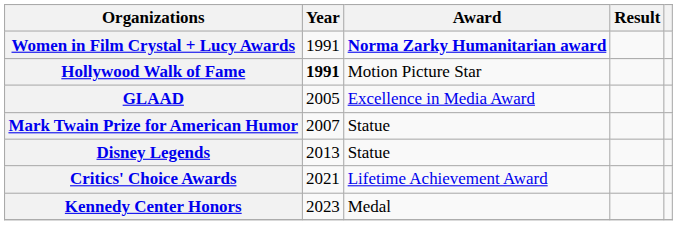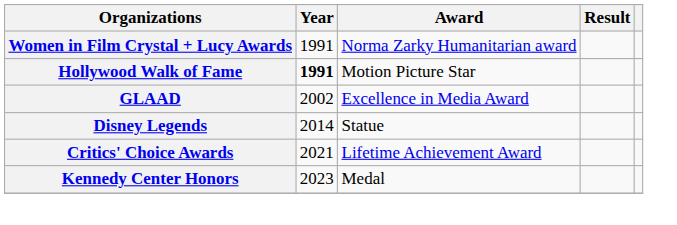(477, 44) bold -> (459, 44) normal
(323, 98) 2005 -> (317, 98) 2002
- row: (153, 125)
(323, 152) 2013 -> (317, 125) 2014
